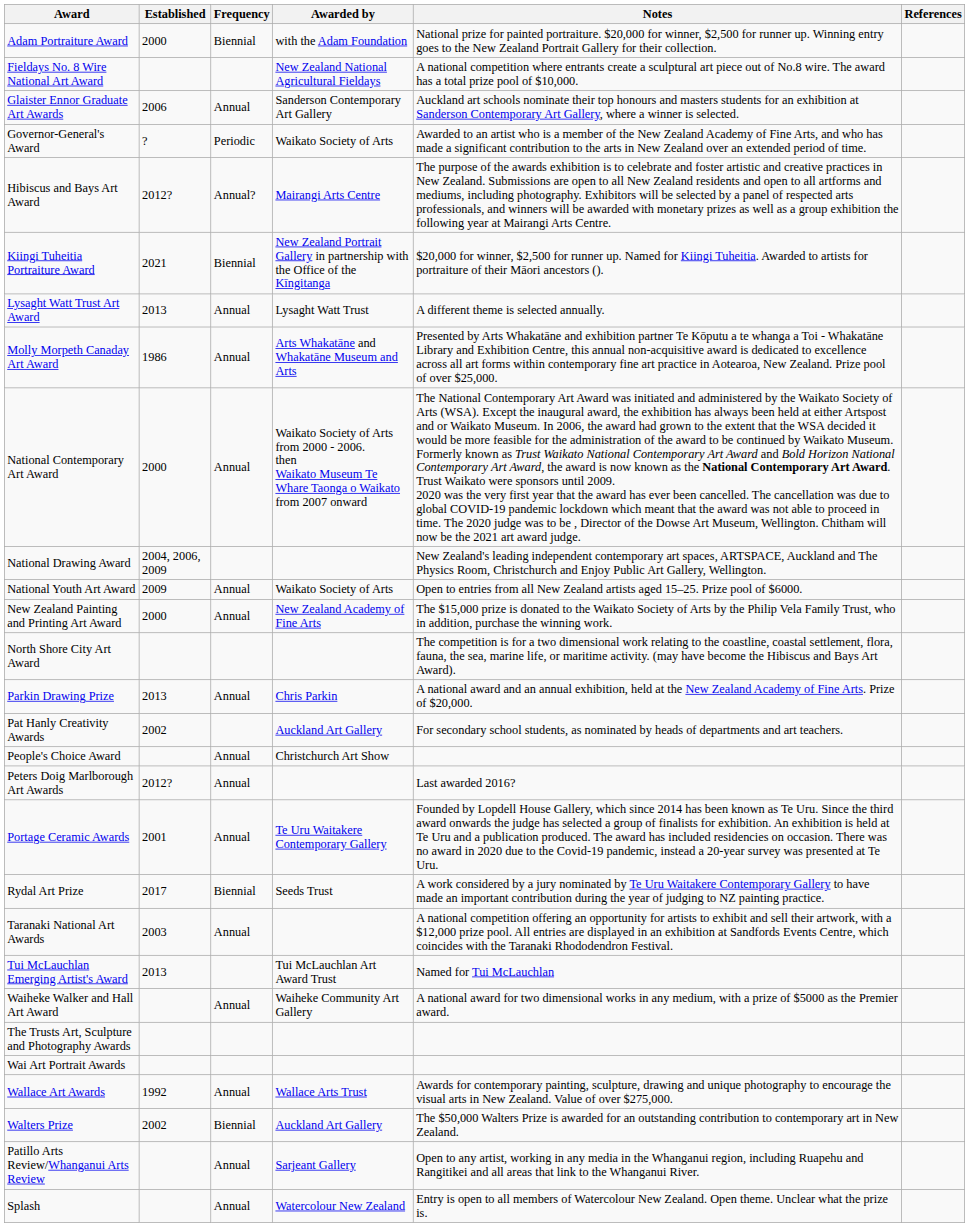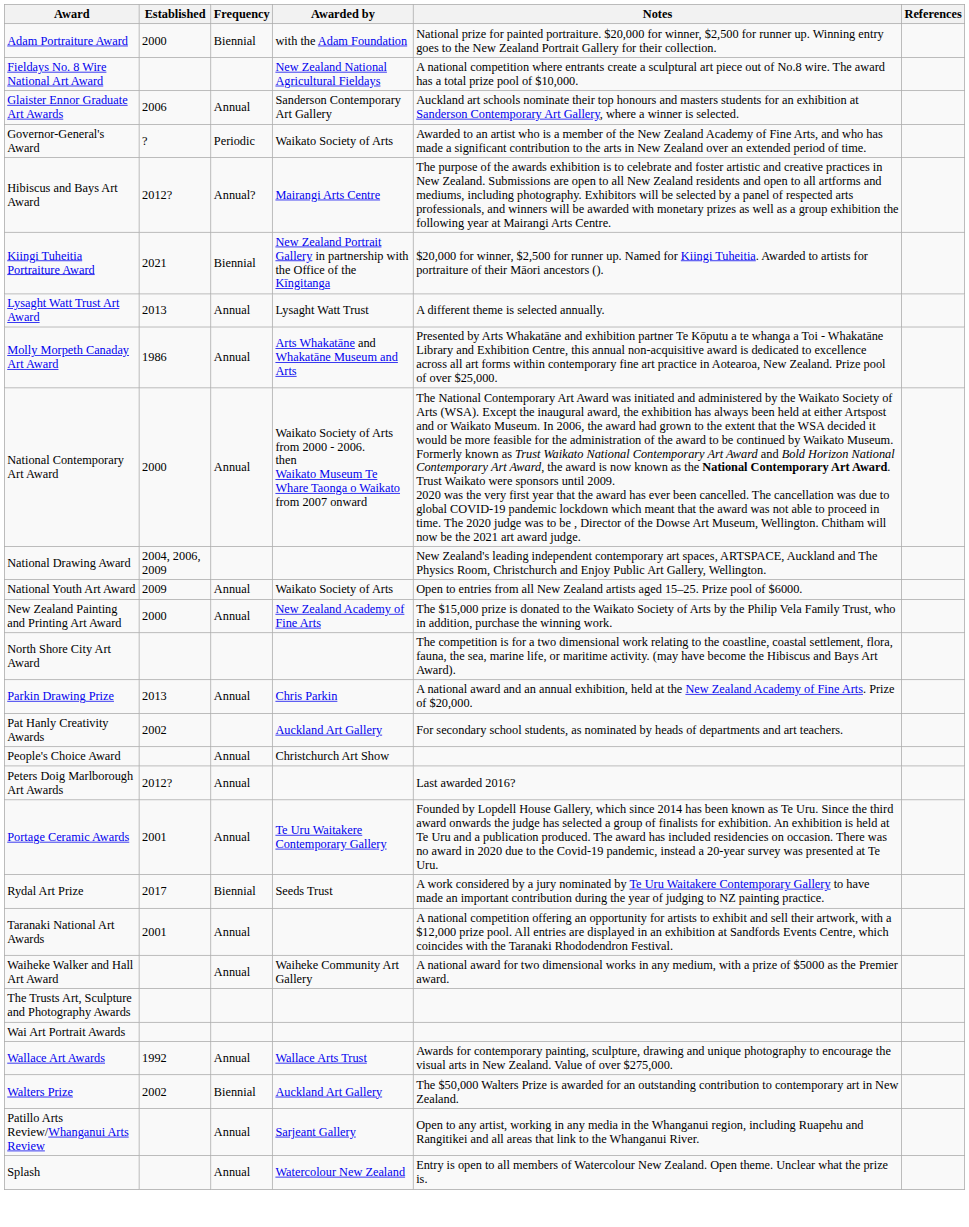(154, 931) 2003 -> (154, 931) 2001
- row: (68, 972)
